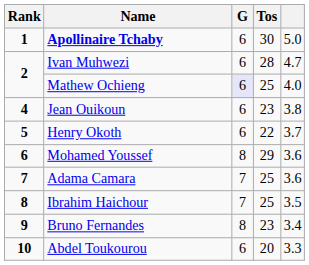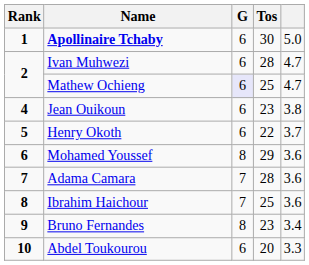(293, 86) 4.0 -> (293, 86) 4.7
(267, 179) 25 -> (267, 179) 28
(293, 202) 3.5 -> (293, 202) 3.6
